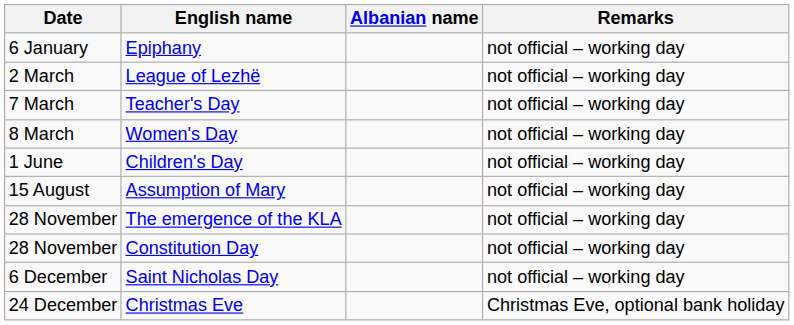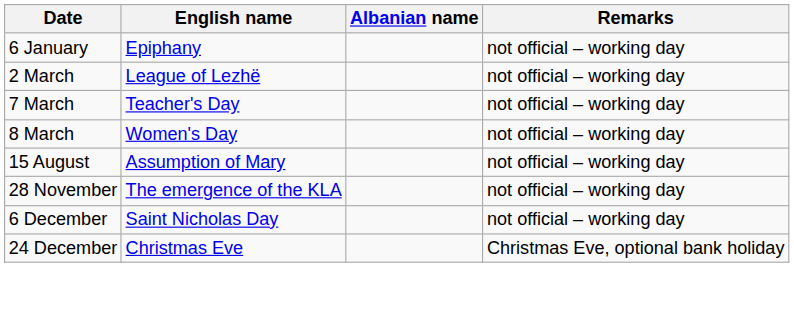- row: (184, 162)
- row: (192, 248)
